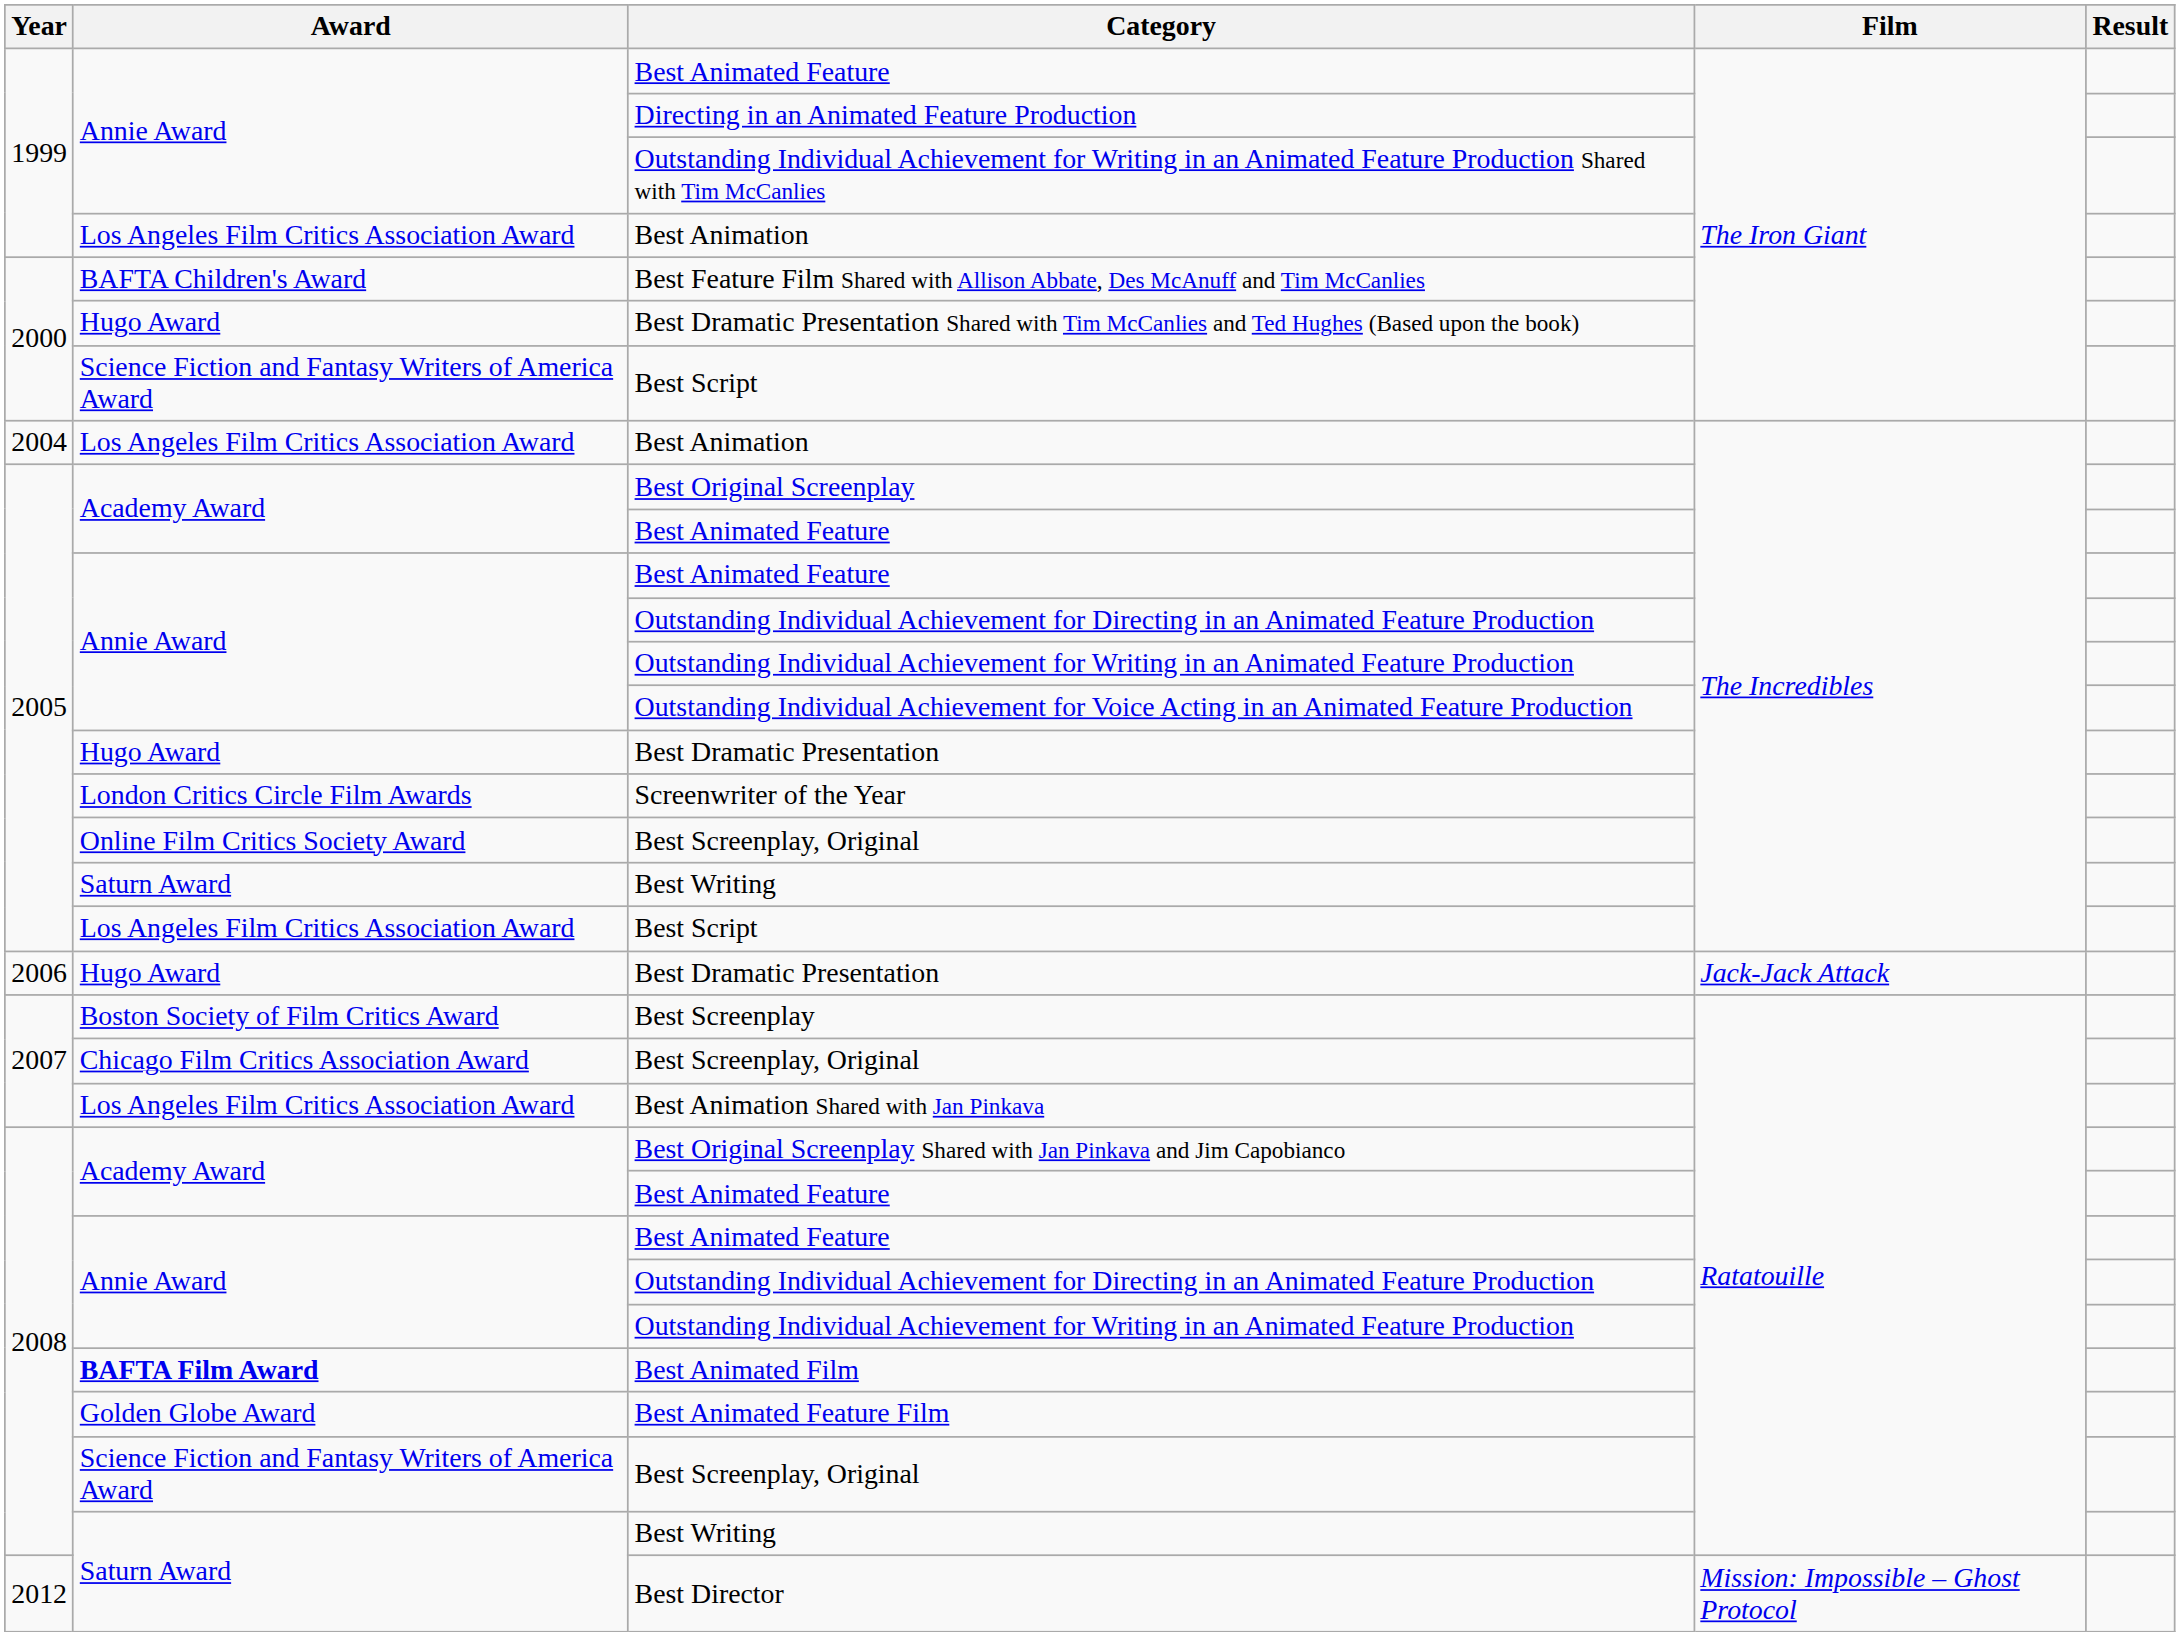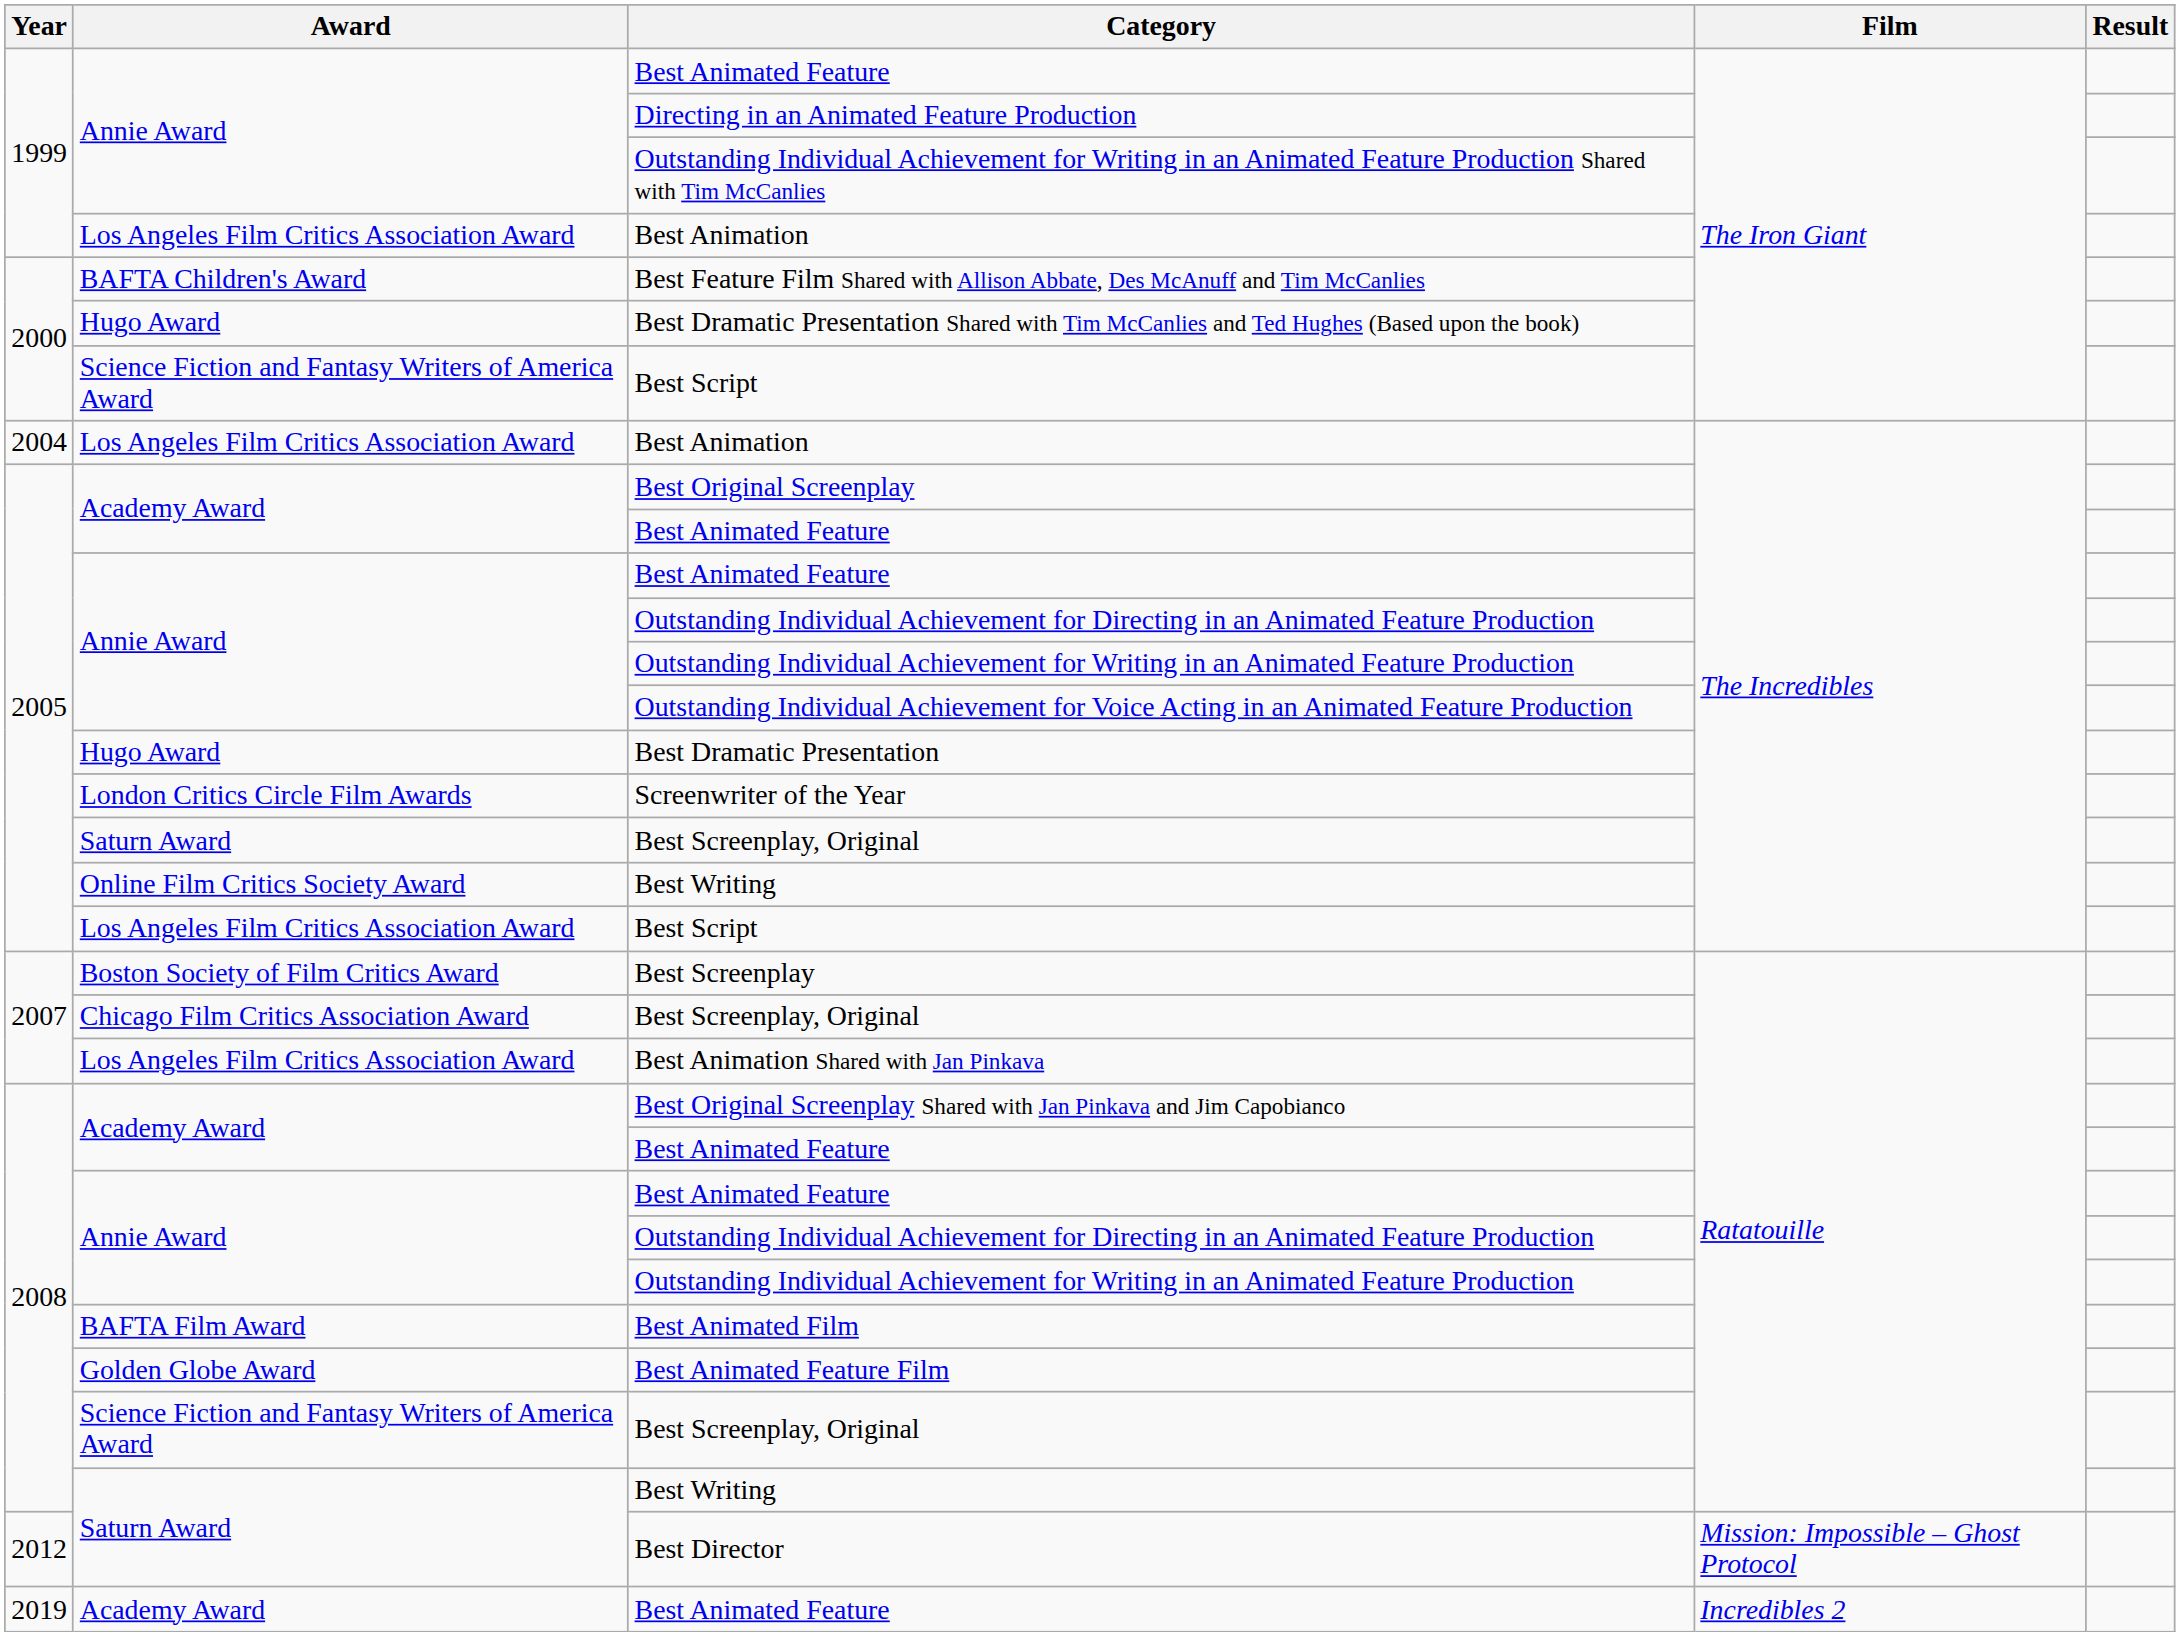(273, 839) Online Film Critics Society Award -> (155, 839) Saturn Award
(155, 883) Saturn Award -> (273, 883) Online Film Critics Society Award
- row: (39, 972)
(199, 1369) bold -> (193, 1325) normal
+ row: (39, 1608)
